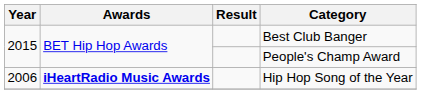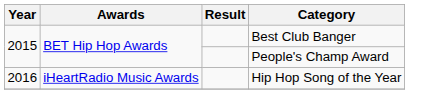(22, 78) 2006 -> (22, 78) 2016
(127, 78) bold -> (121, 78) normal
